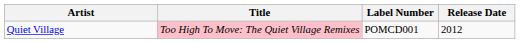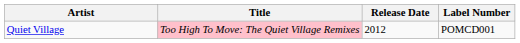columns swapped: (400, 13) <-> (477, 13)
